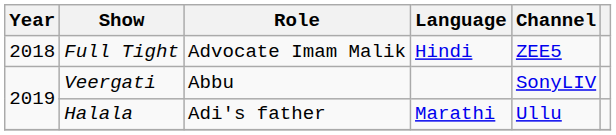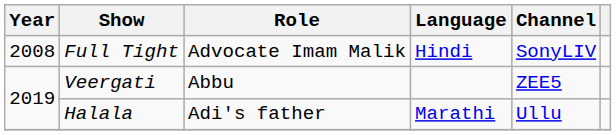(32, 51) 2018 -> (32, 51) 2008
(539, 51) ZEE5 -> (556, 51) SonyLIV
(556, 83) SonyLIV -> (539, 83) ZEE5
